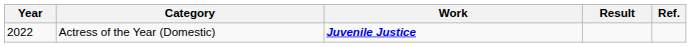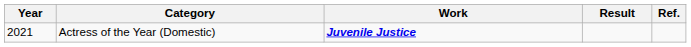(20, 32) 2022 -> (20, 32) 2021
